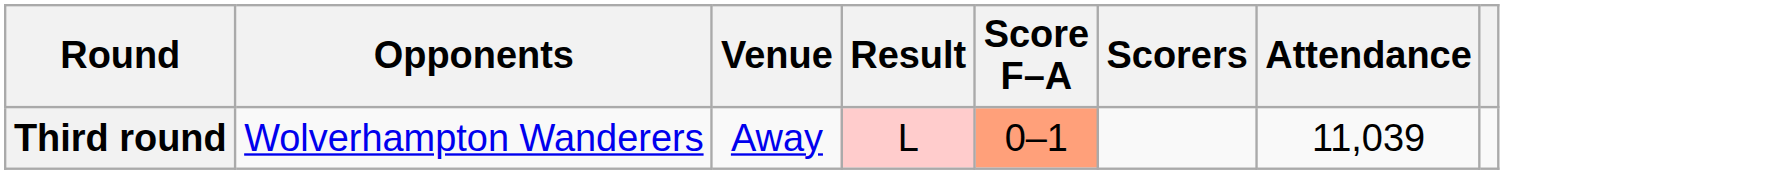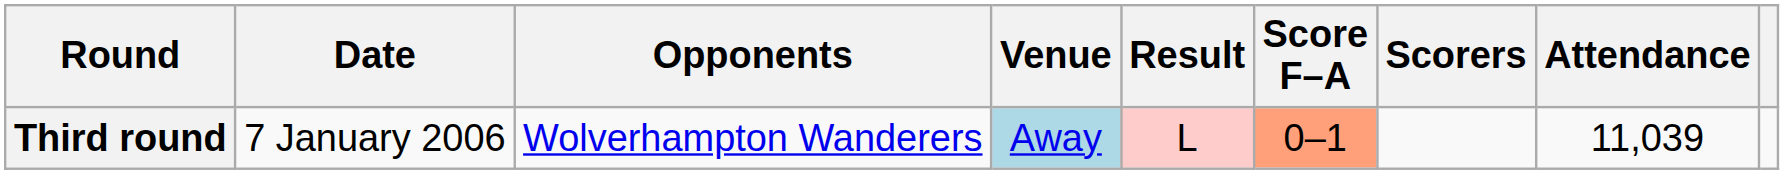+ column: (375, 55)
(777, 137) no background -> (1056, 137) lightblue background
